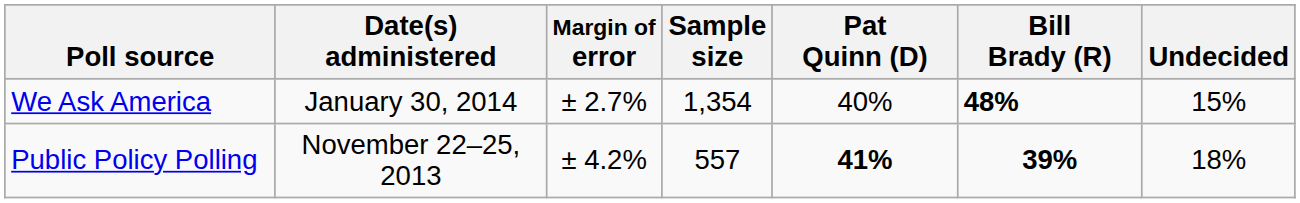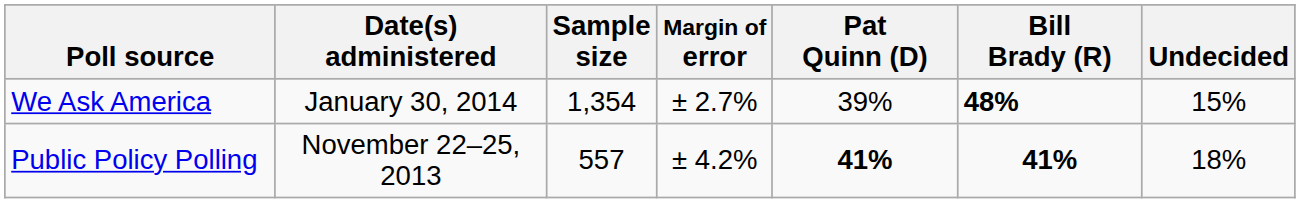columns swapped: (717, 41) <-> (604, 43)
(865, 100) 40% -> (865, 100) 39%
(1050, 160) 39% -> (1050, 160) 41%
